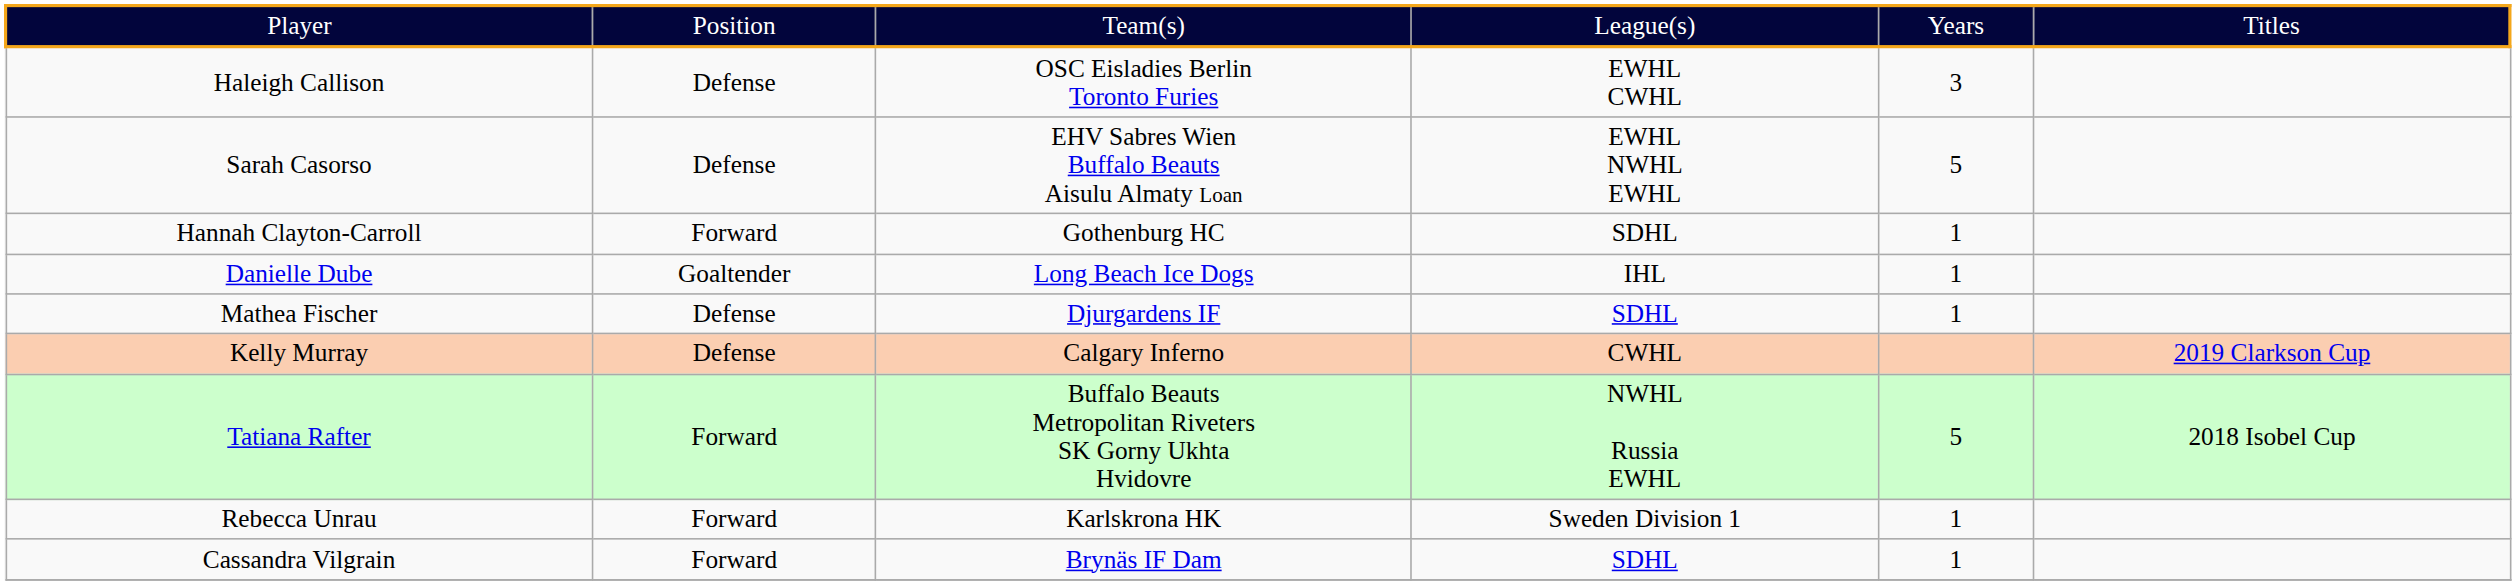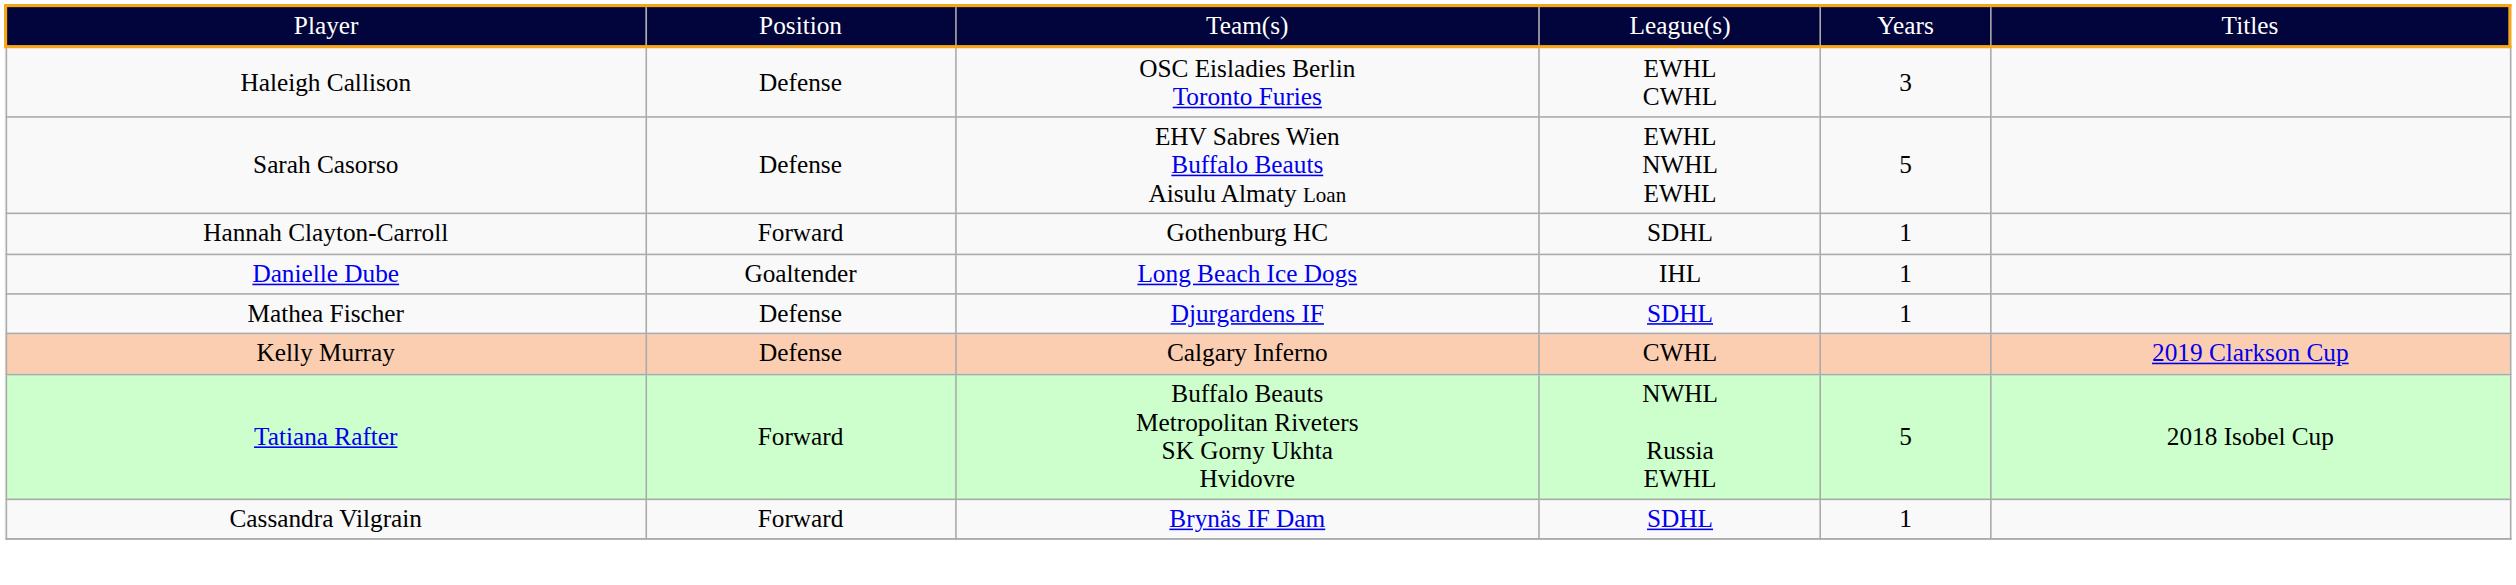- row: (299, 519)
